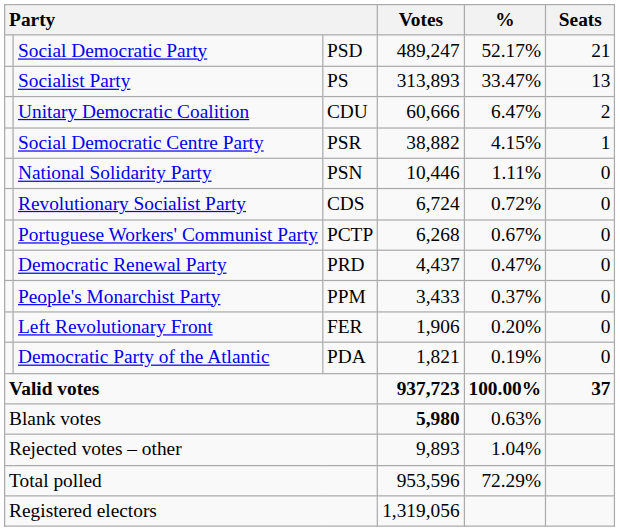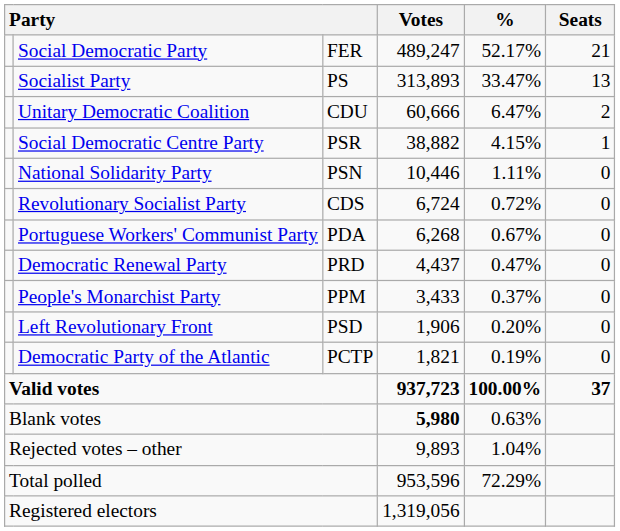(345, 50) PSD -> (345, 50) FER
(350, 234) PCTP -> (346, 234) PDA
(345, 326) FER -> (345, 326) PSD
(346, 357) PDA -> (350, 357) PCTP
